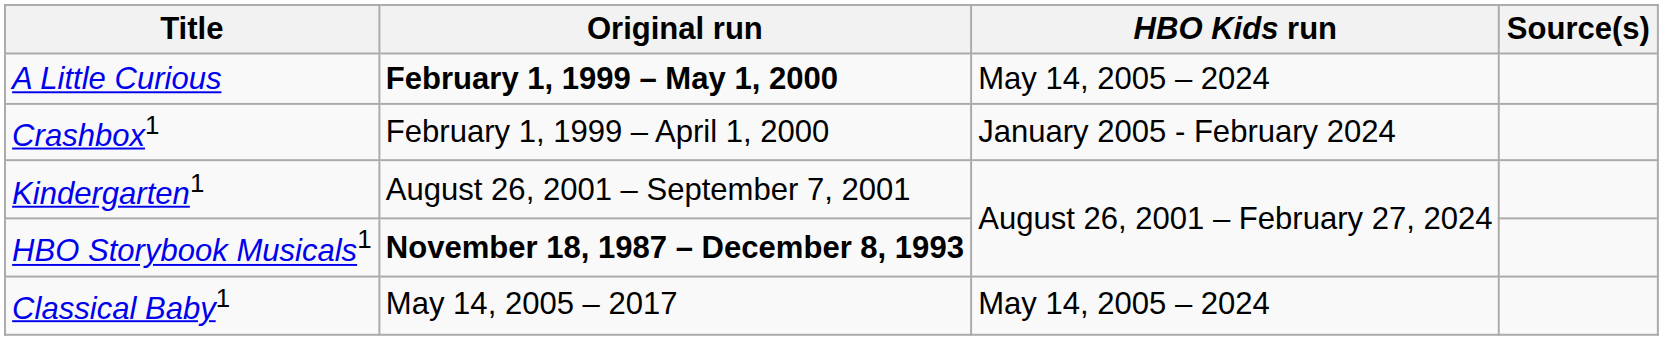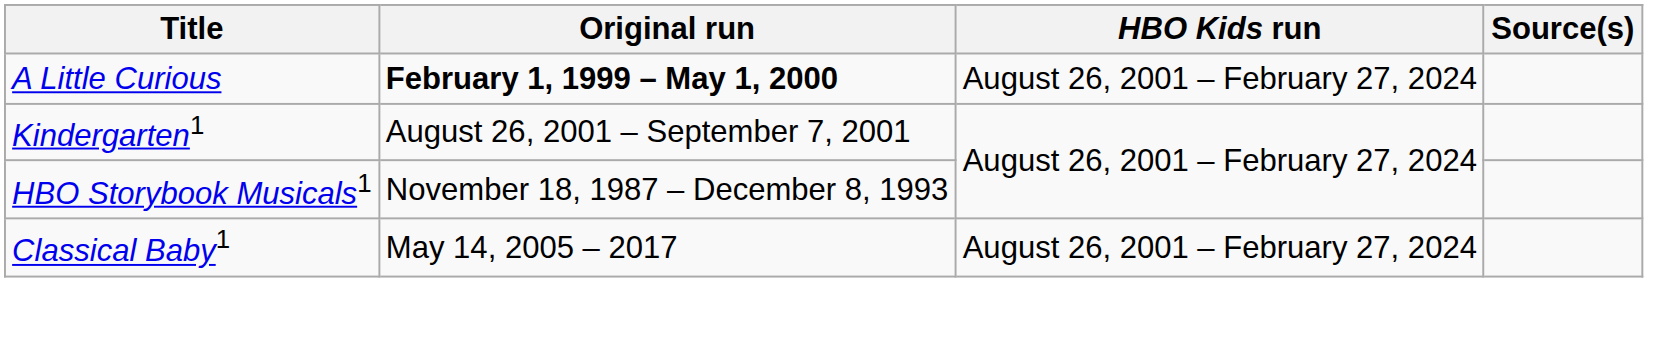(1124, 78) May 14, 2005 – 2024 -> (1220, 78) August 26, 2001 – February 27, 2024
- row: (86, 131)
(675, 247) bold -> (667, 189) normal
(1124, 304) May 14, 2005 – 2024 -> (1220, 247) August 26, 2001 – February 27, 2024
